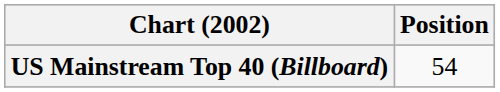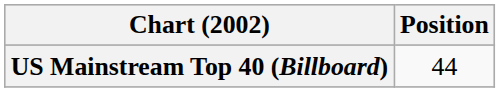(444, 65) 54 -> (444, 65) 44
